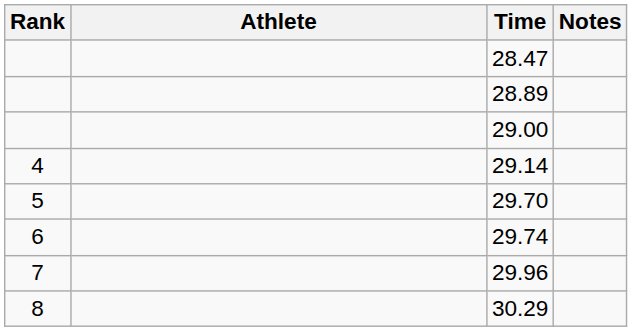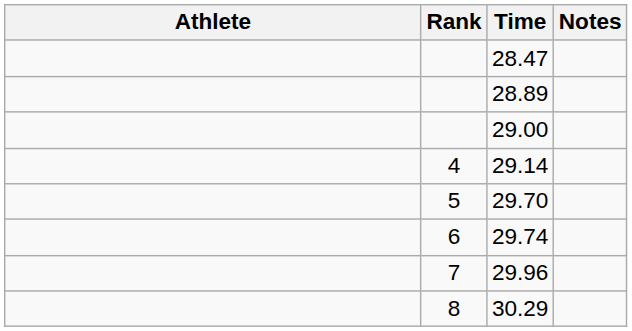columns swapped: (37, 22) <-> (278, 22)
